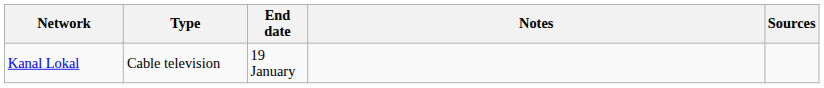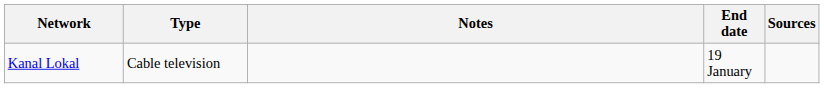columns swapped: (278, 24) <-> (536, 24)
